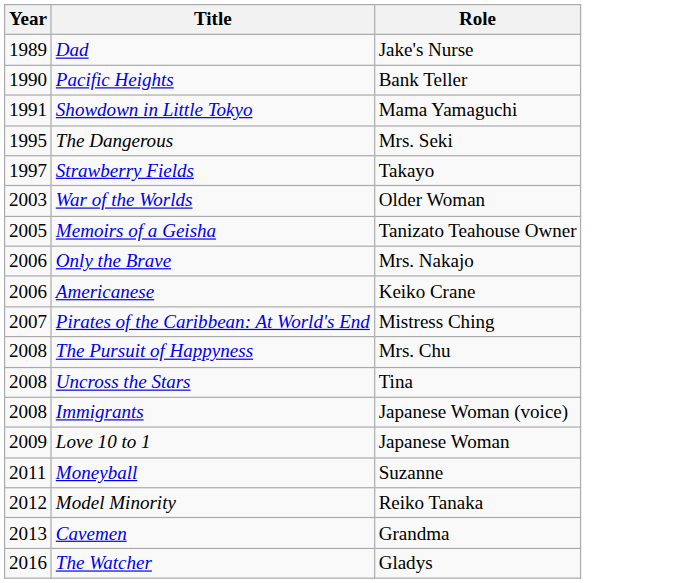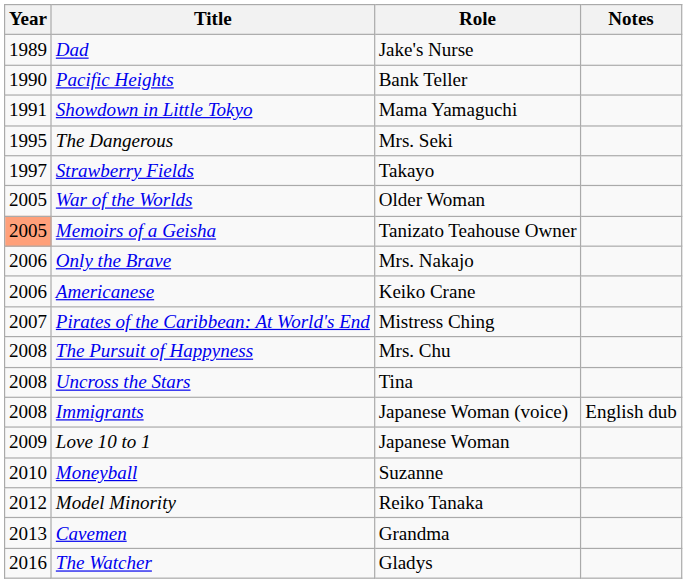+ column: (631, 19)
(28, 200) 2003 -> (28, 200) 2005
(28, 230) no background -> (28, 230) lightsalmon background
(28, 472) 2011 -> (28, 472) 2010
